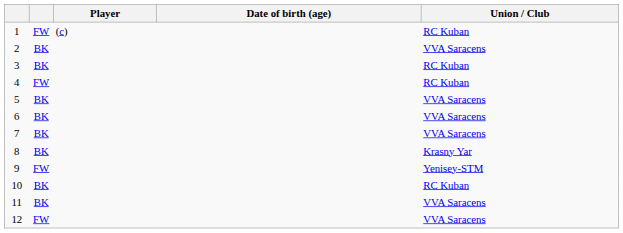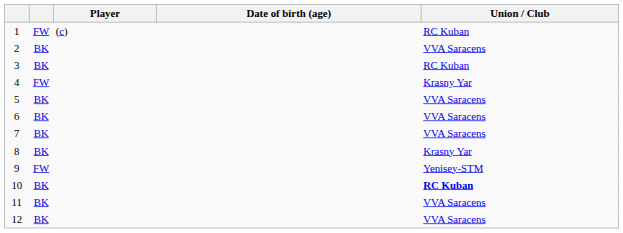(446, 82) RC Kuban -> (447, 82) Krasny Yar
(446, 185) normal -> (448, 185) bold
(41, 219) FW -> (41, 219) BK
